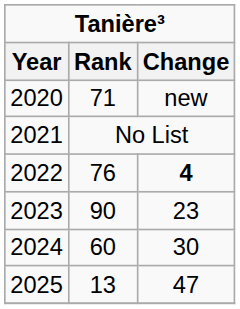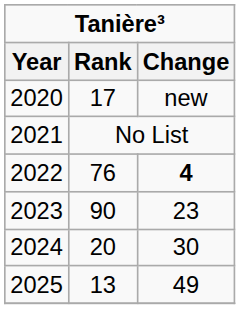(103, 98) 71 -> (103, 98) 17
(103, 248) 60 -> (103, 248) 20
(186, 285) 47 -> (186, 285) 49
